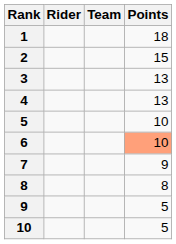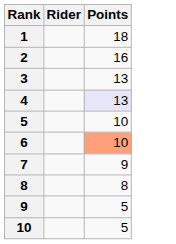- column: (104, 15)
(161, 57) 15 -> (121, 57) 16
(161, 100) no background -> (121, 100) lavender background
